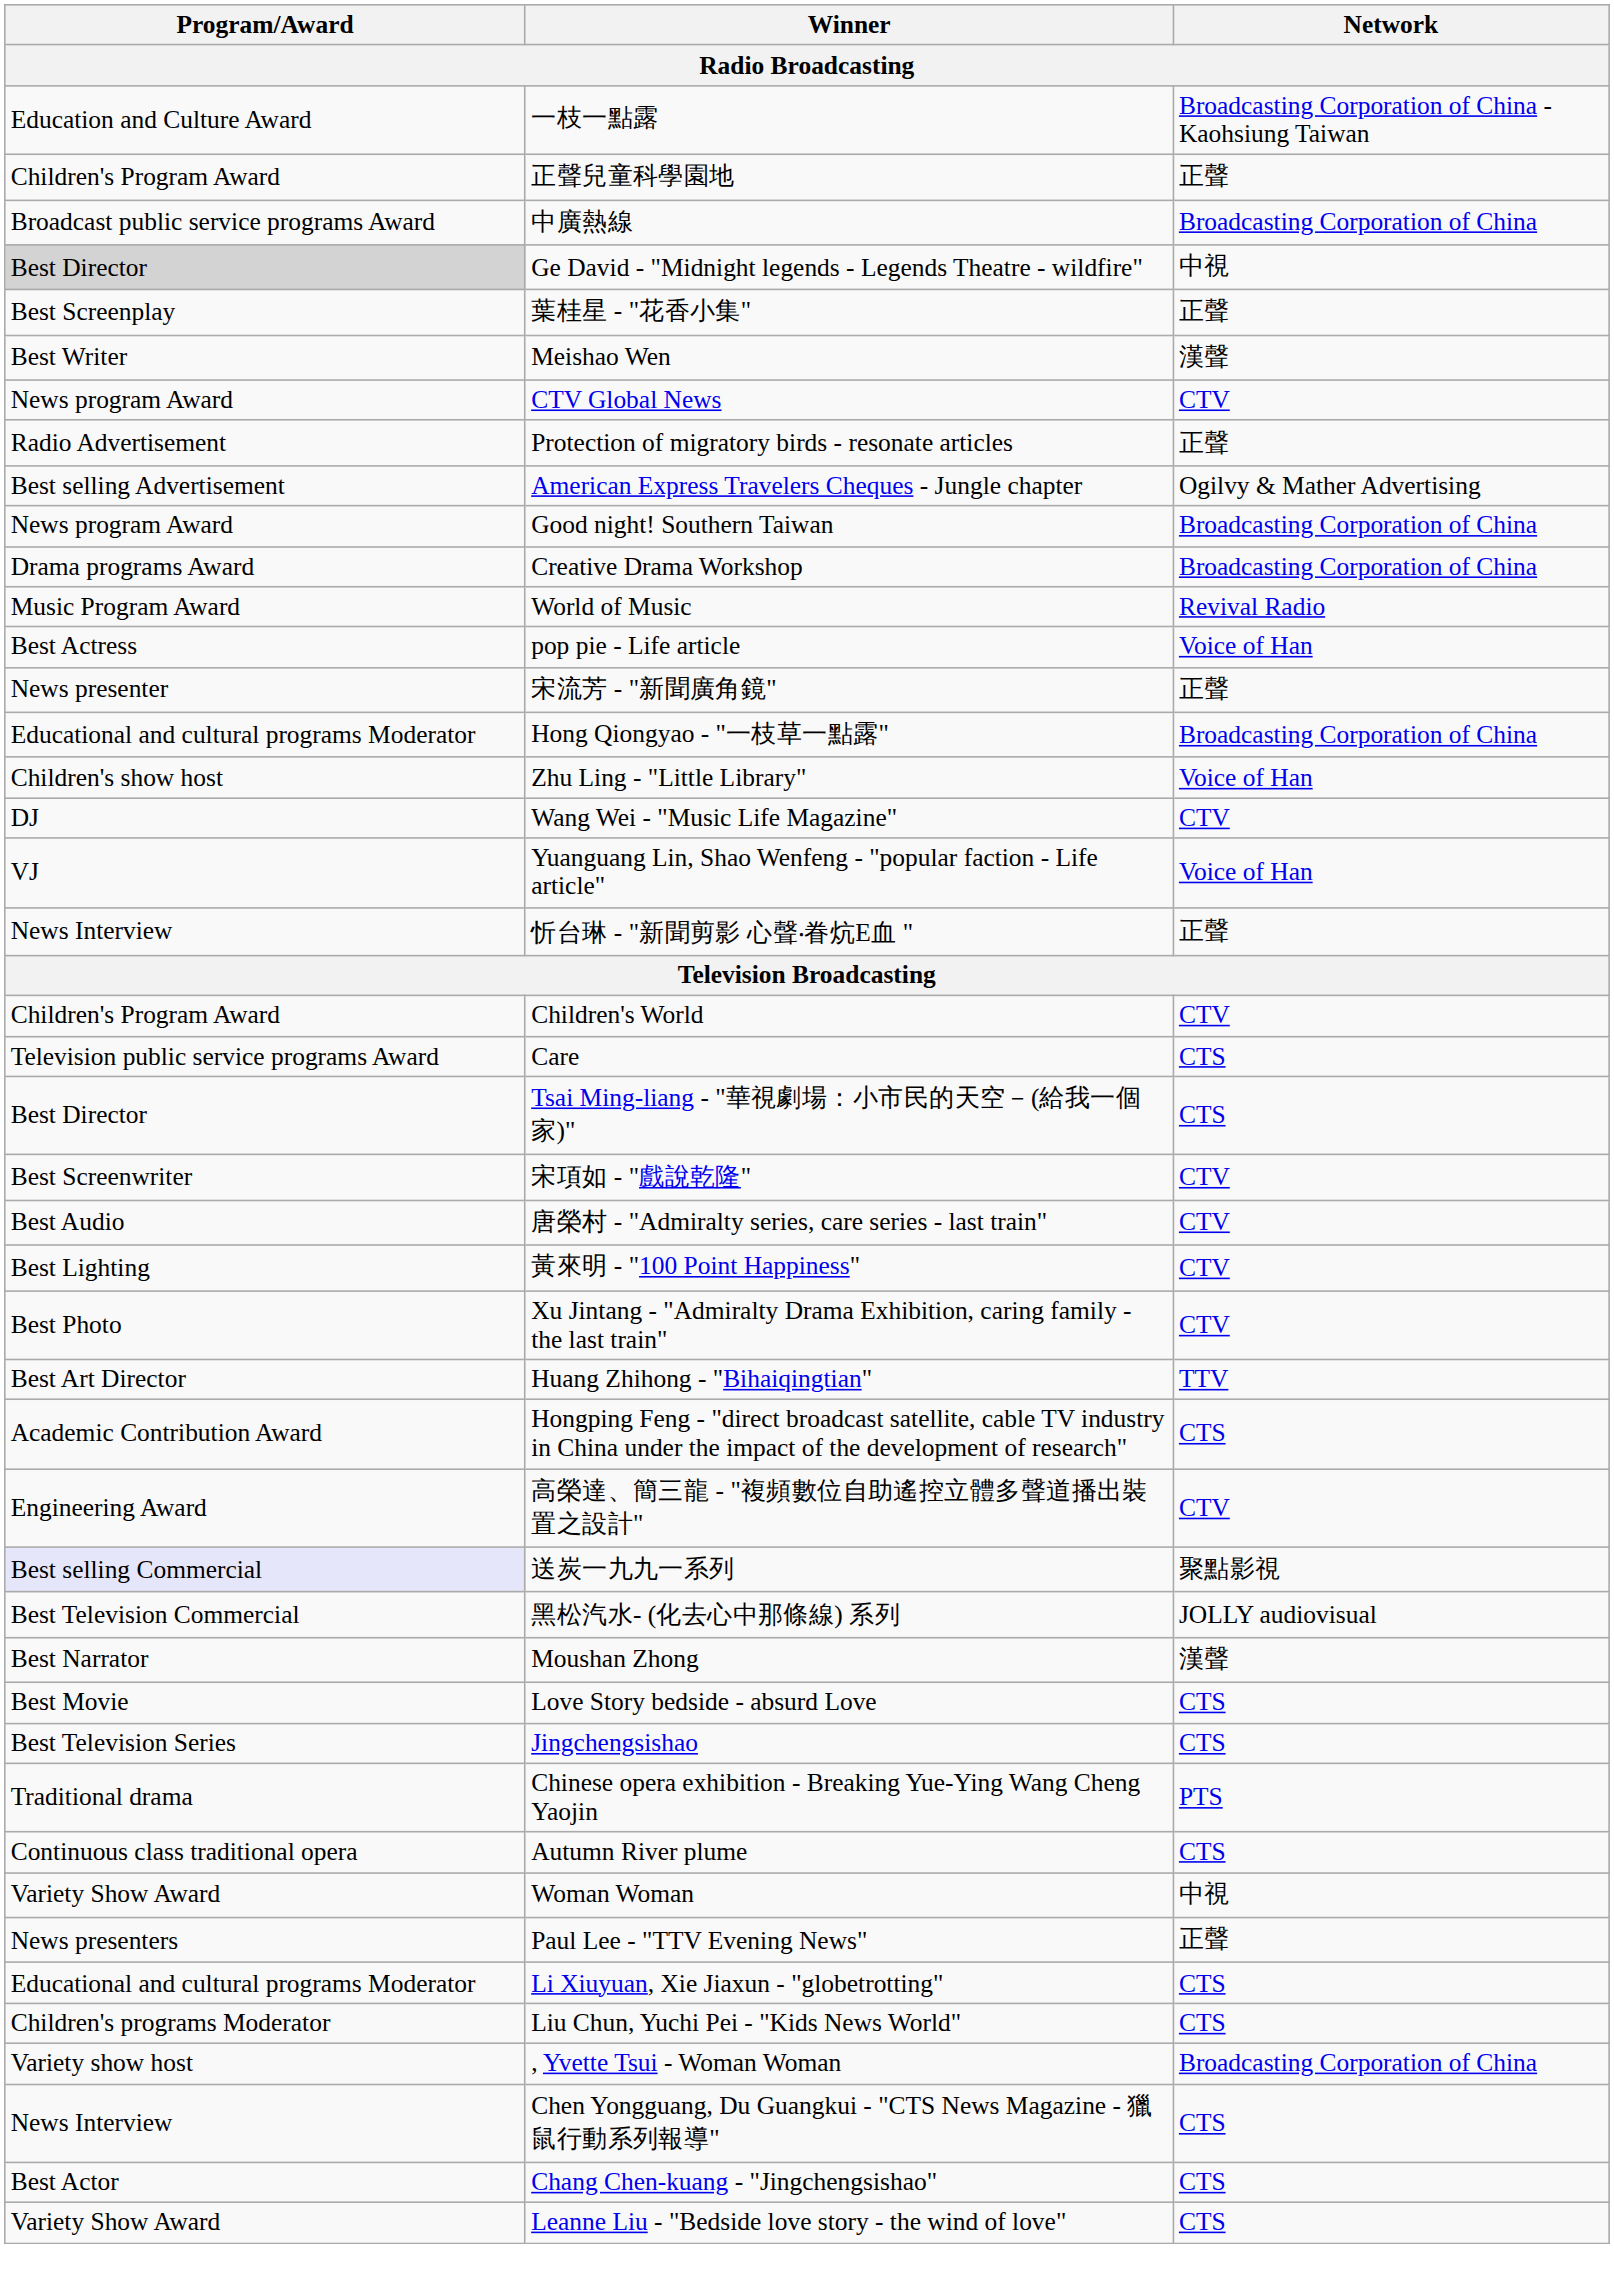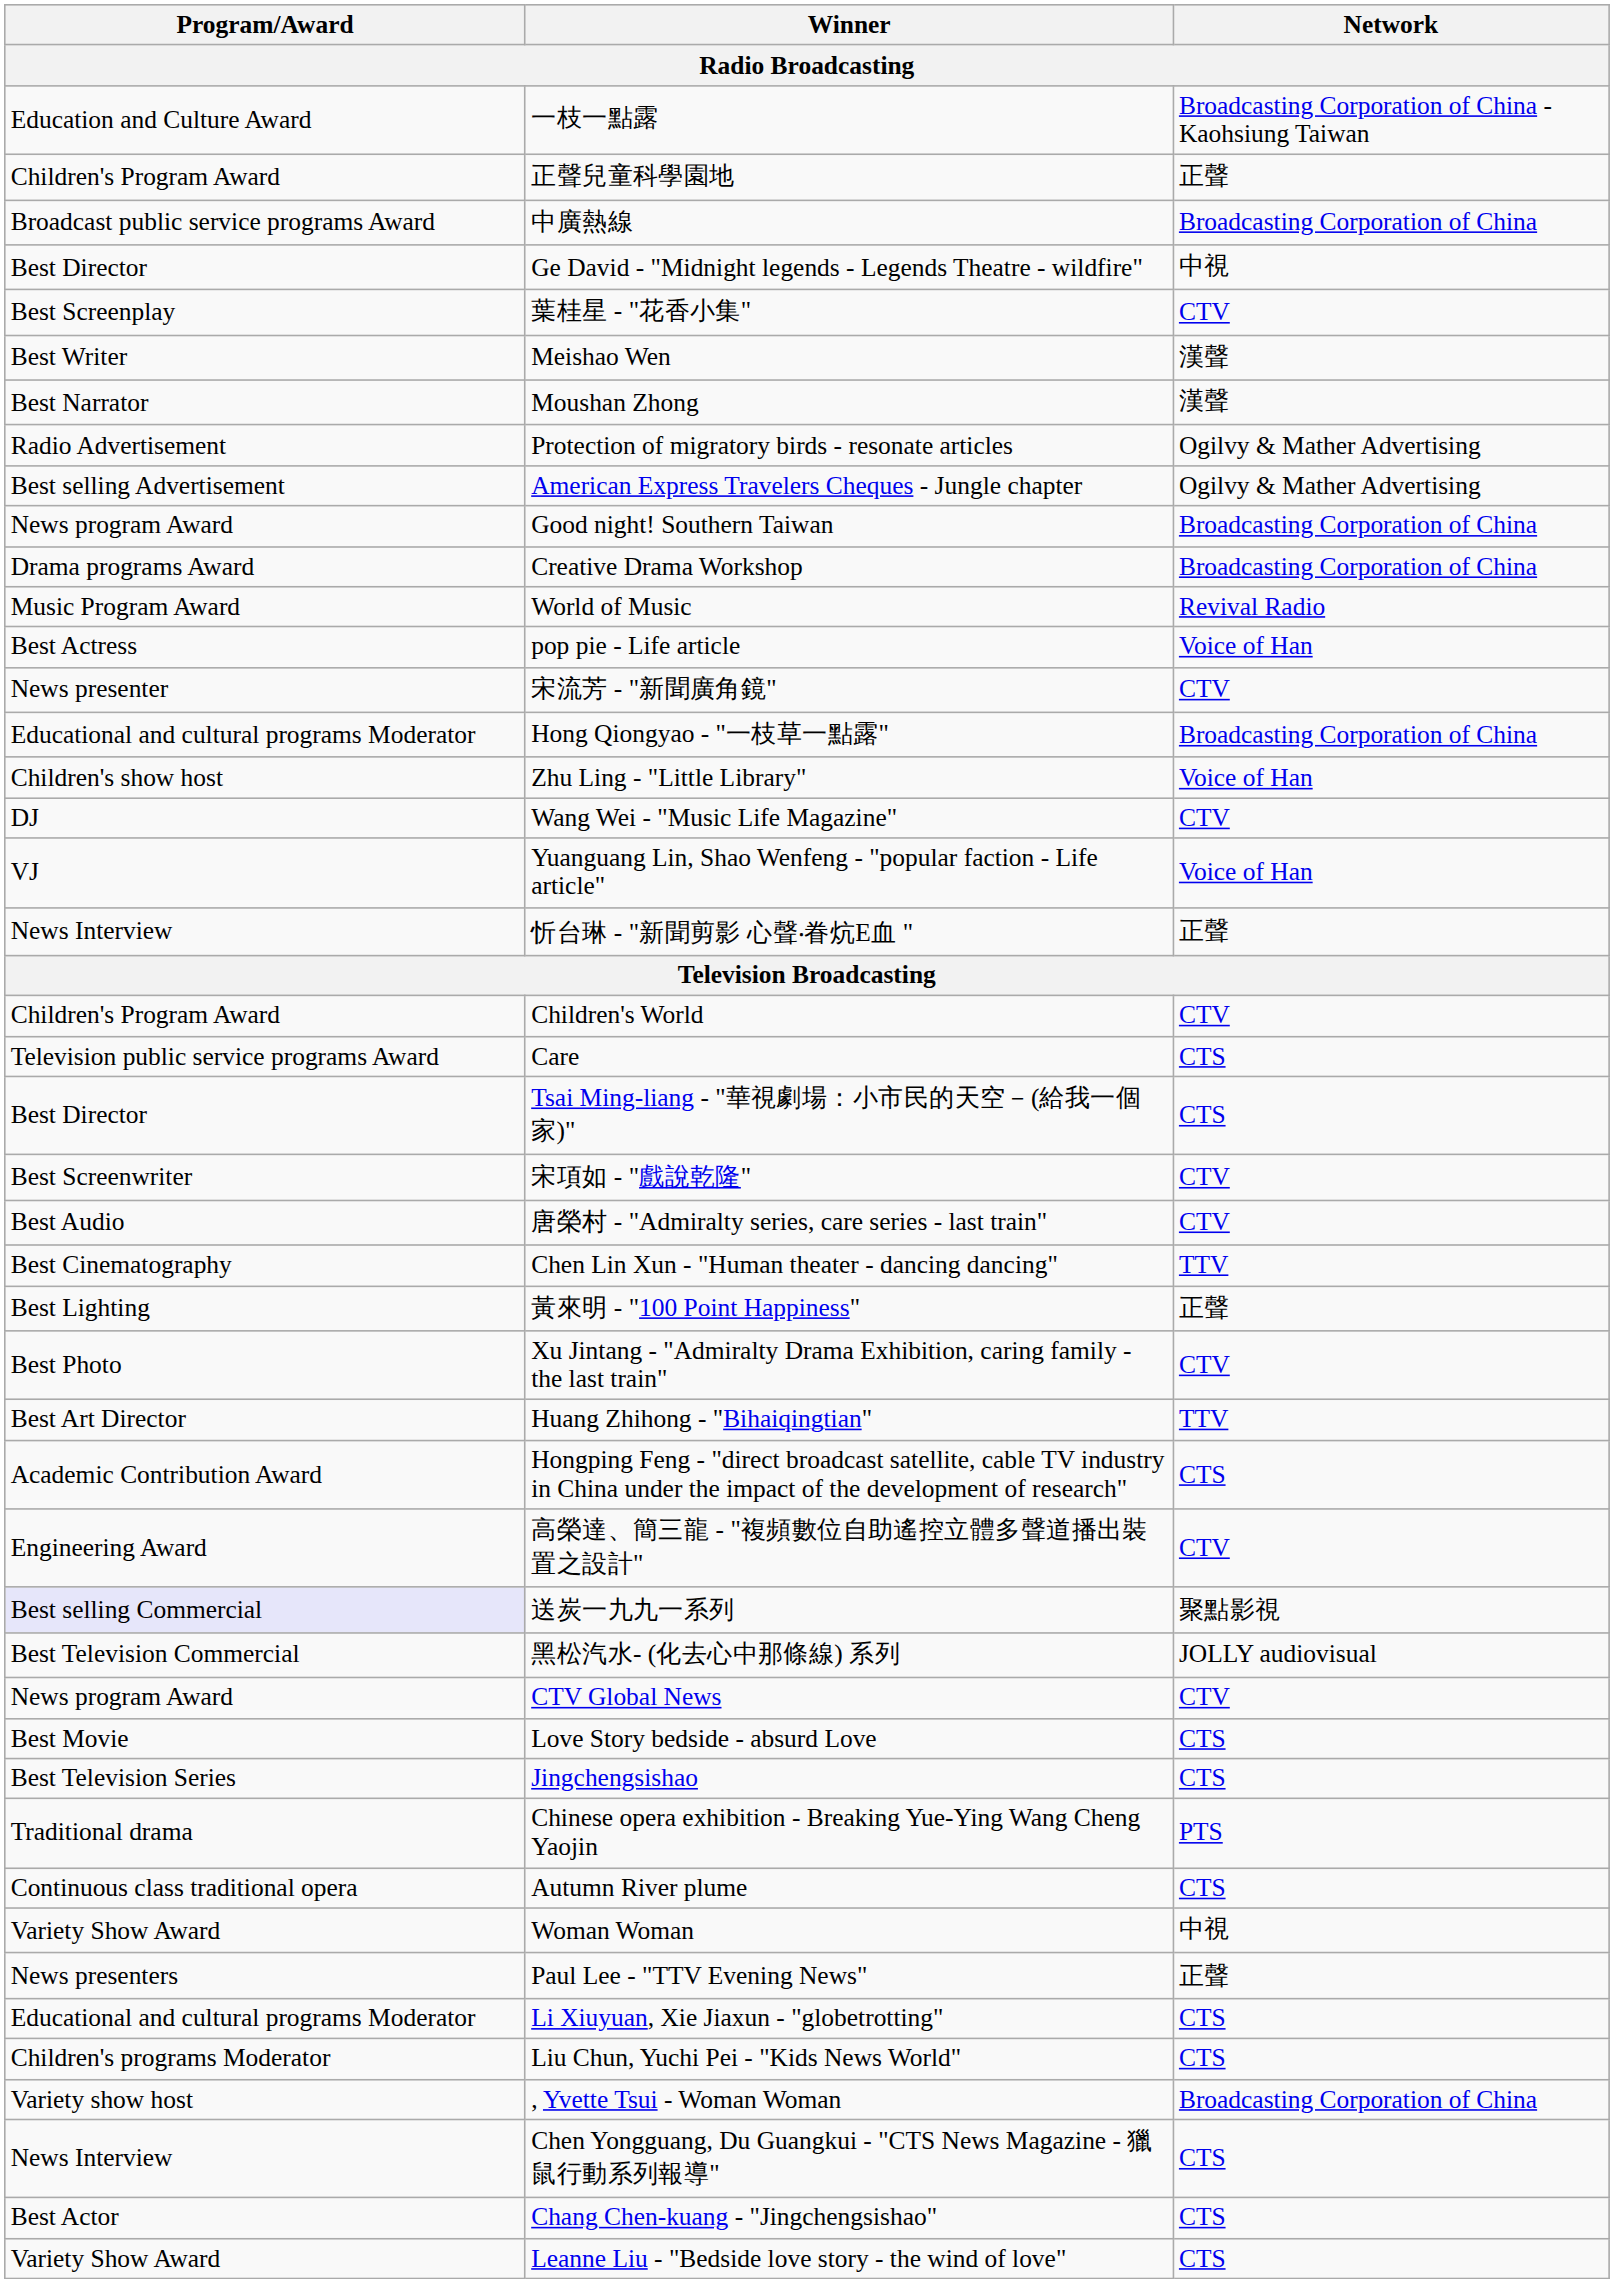(79, 266) lightgrey background -> (79, 266) no background
(1204, 311) 正聲 -> (1204, 312) CTV
rows swapped: (615, 1659) <-> (626, 399)
(1204, 441) 正聲 -> (1330, 445) Ogilvy & Mather Advertising
(1204, 688) 正聲 -> (1204, 689) CTV
+ row: (794, 1265)
(1204, 1267) CTV -> (1204, 1307) 正聲
